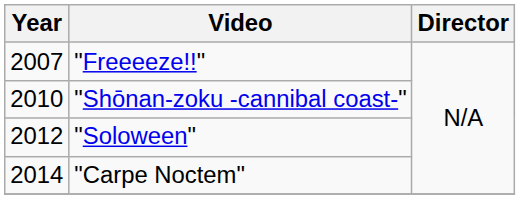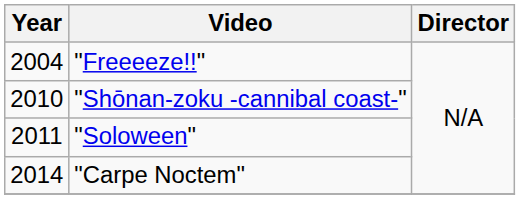(37, 61) 2007 -> (37, 61) 2004
(37, 136) 2012 -> (37, 136) 2011
